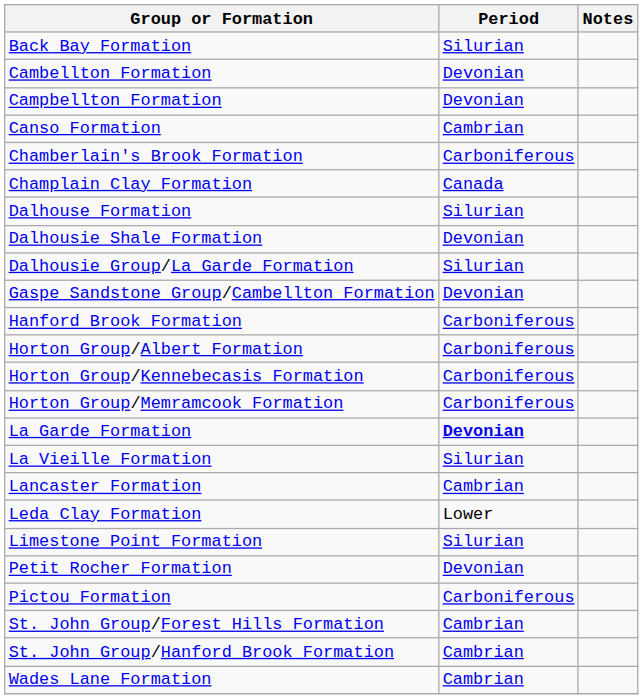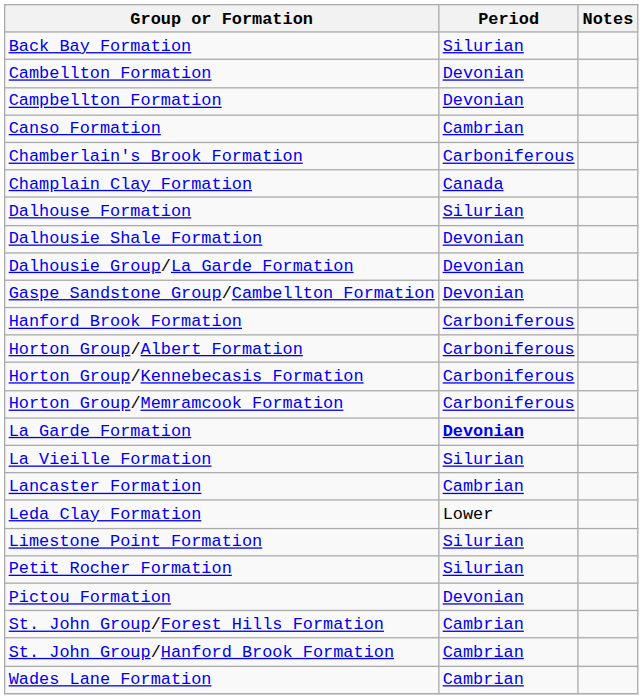(483, 266) Silurian -> (483, 266) Devonian
(483, 569) Devonian -> (483, 569) Silurian
(509, 597) Carboniferous -> (483, 597) Devonian
